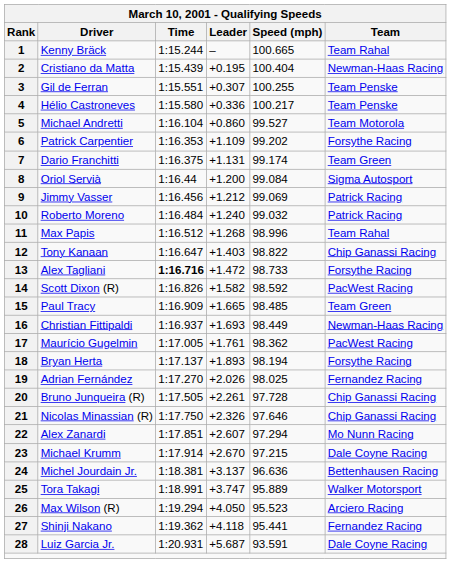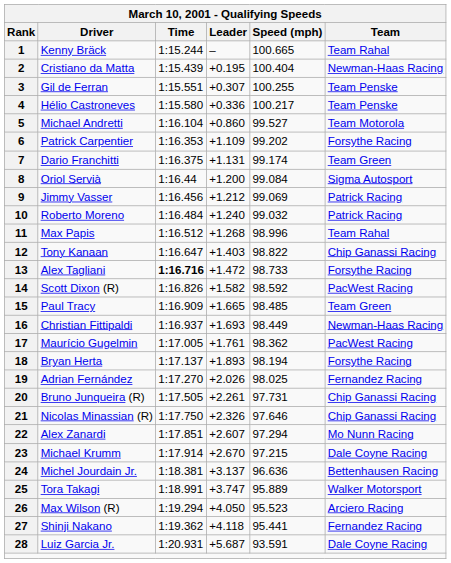(270, 398) 97.728 -> (270, 398) 97.731
